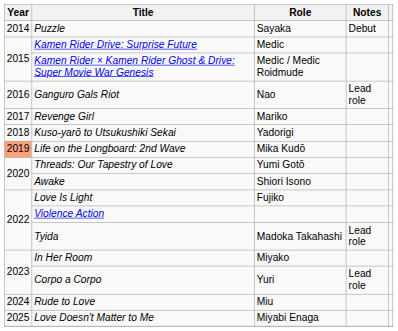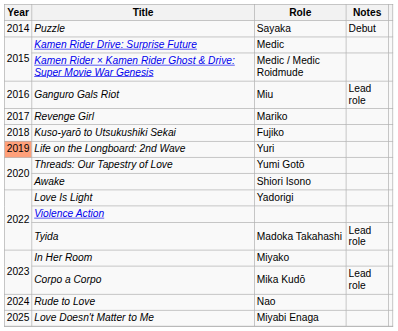(266, 94) Nao -> (265, 94) Miu
(275, 133) Yadorigi -> (270, 133) Fujiko
(281, 149) Mika Kudō -> (266, 149) Yuri
(270, 198) Fujiko -> (275, 198) Yadorigi
(266, 280) Yuri -> (281, 280) Mika Kudō
(265, 302) Miu -> (266, 302) Nao
